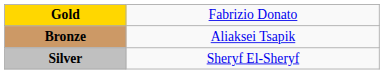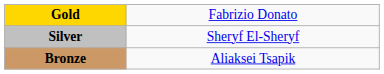rows swapped: (65, 58) <-> (65, 36)
